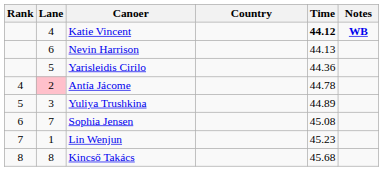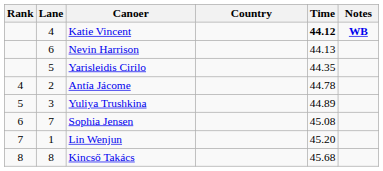(323, 67) 44.36 -> (323, 67) 44.35
(51, 85) pink background -> (51, 85) no background
(323, 139) 45.23 -> (323, 139) 45.20
